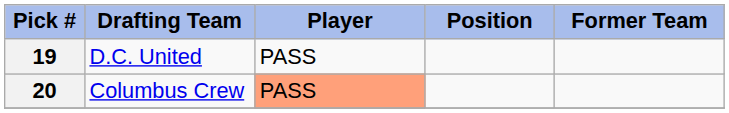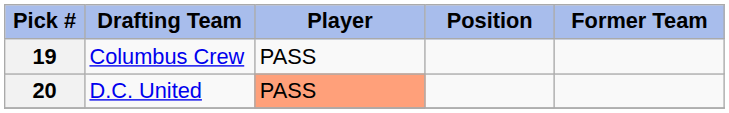(146, 56) D.C. United -> (167, 56) Columbus Crew
(167, 90) Columbus Crew -> (146, 90) D.C. United
